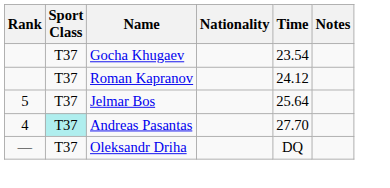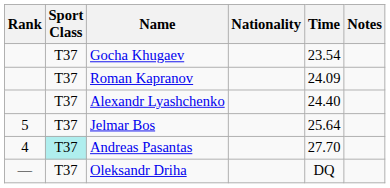(293, 78) 24.12 -> (324, 78) 24.09
+ row: (157, 101)
